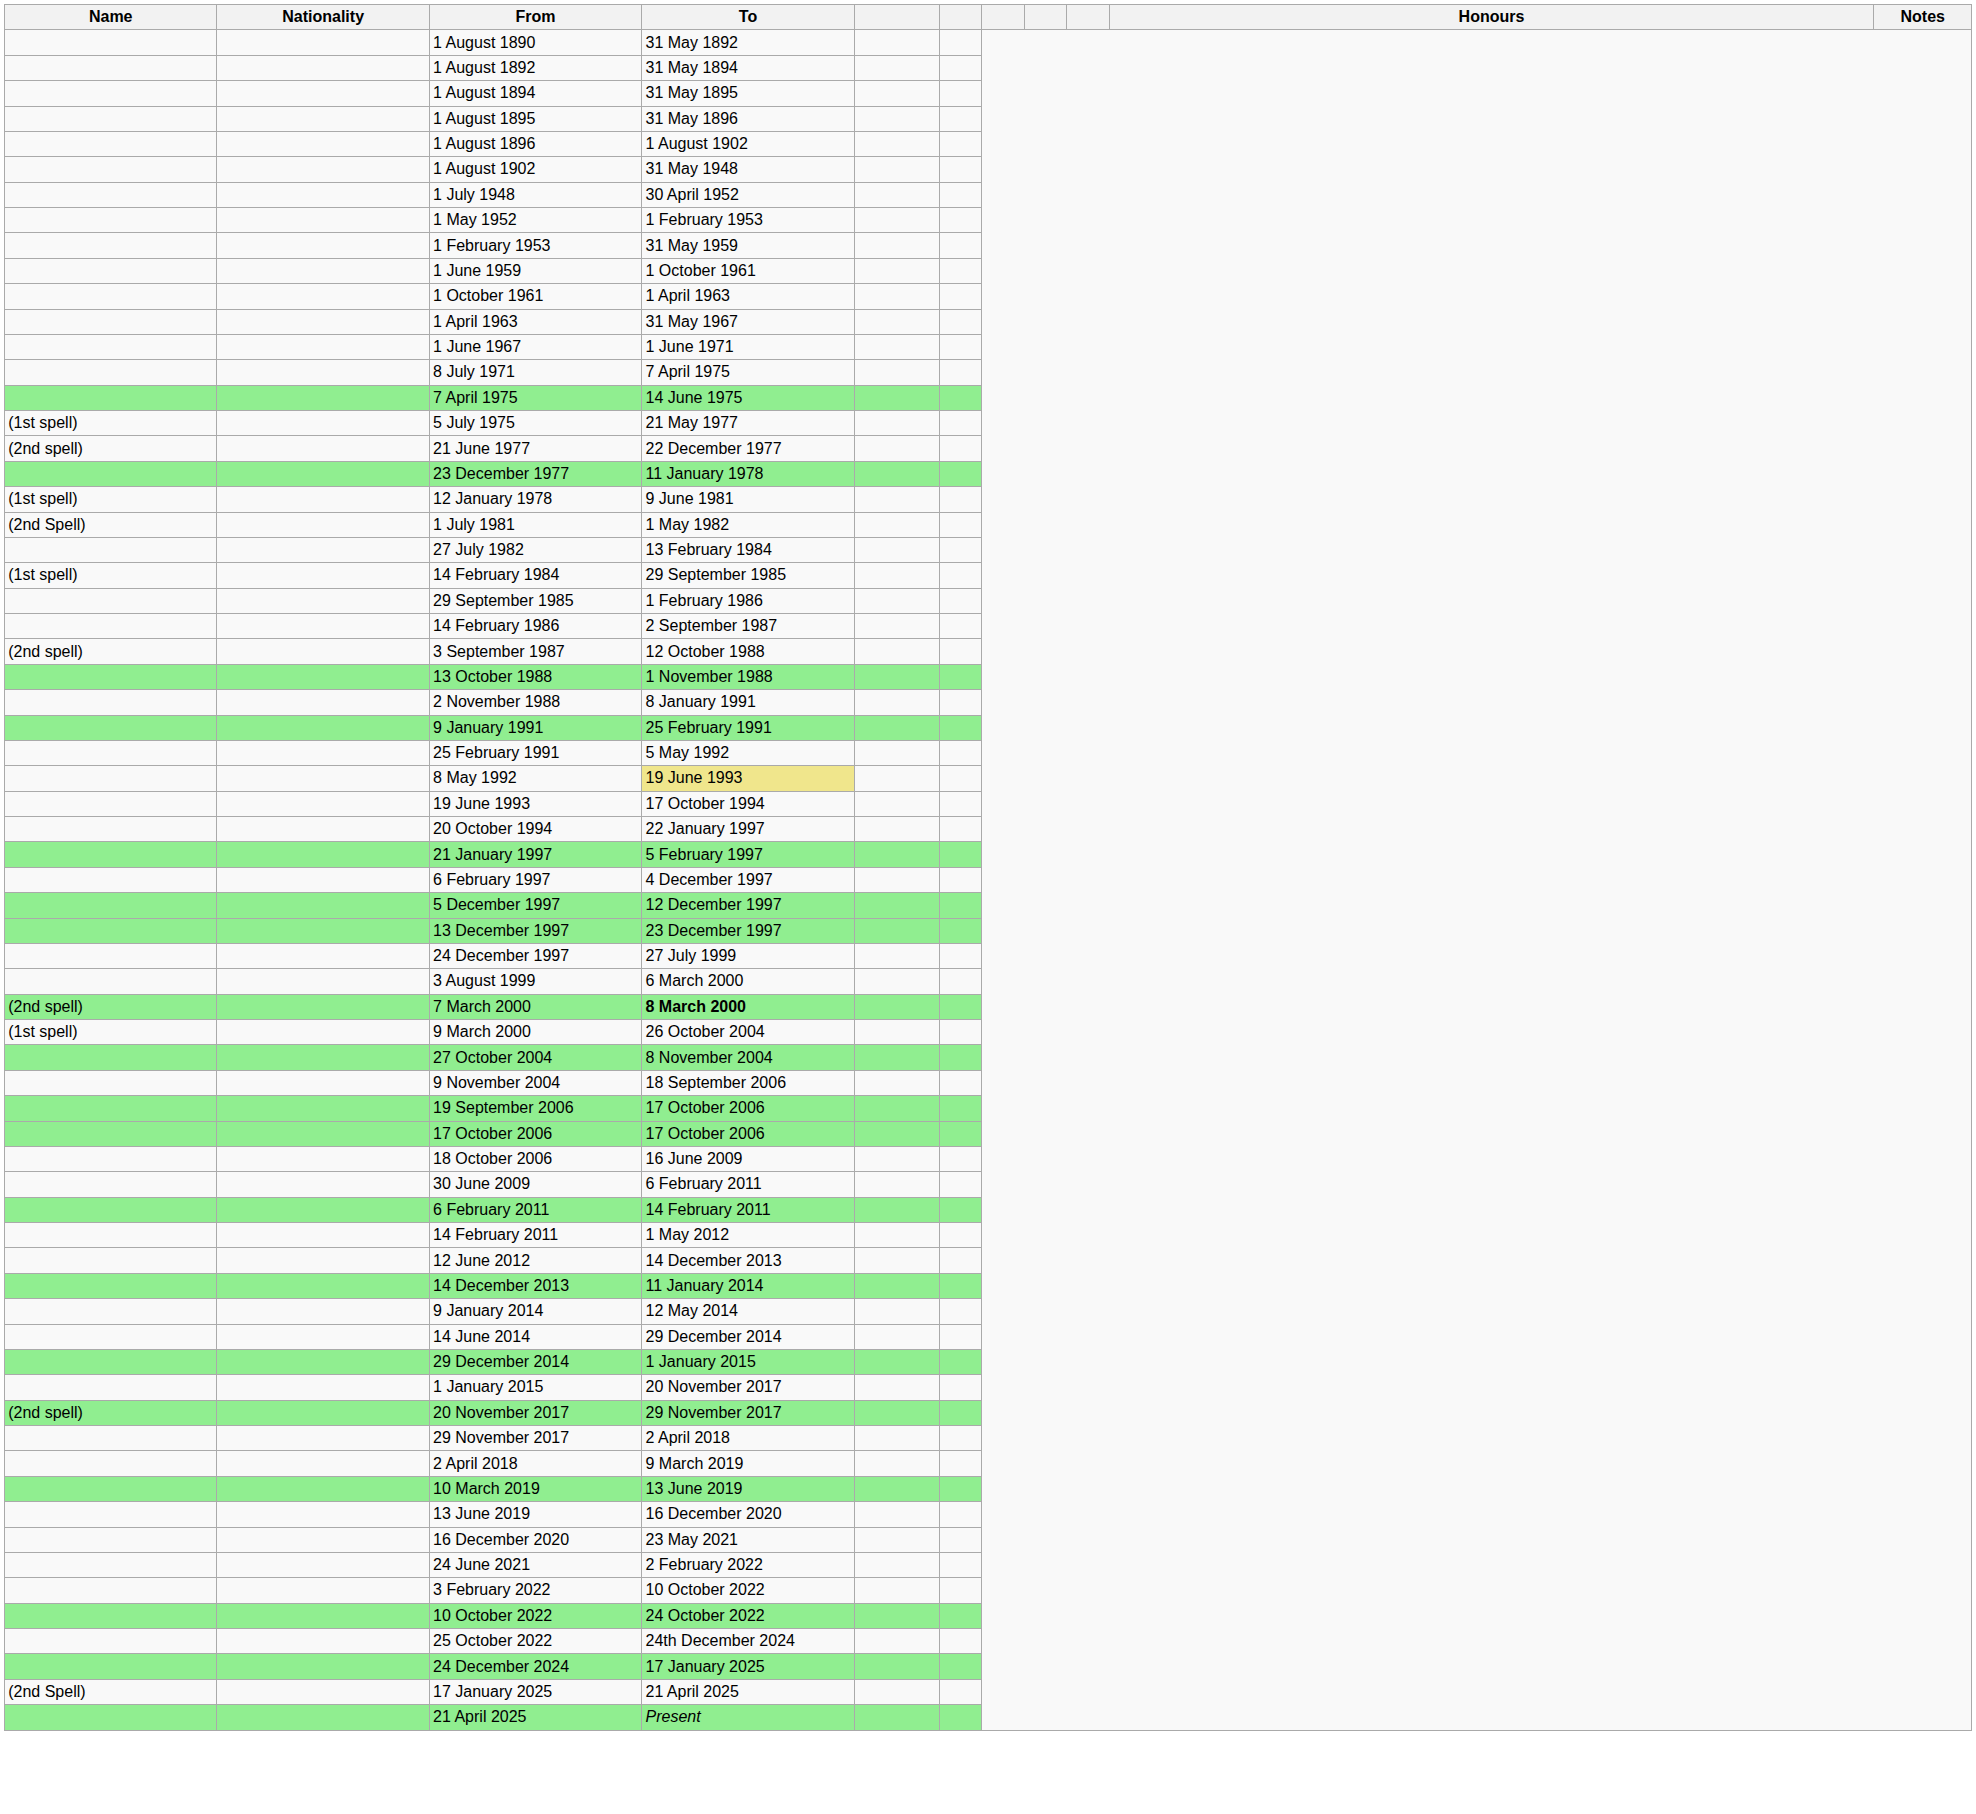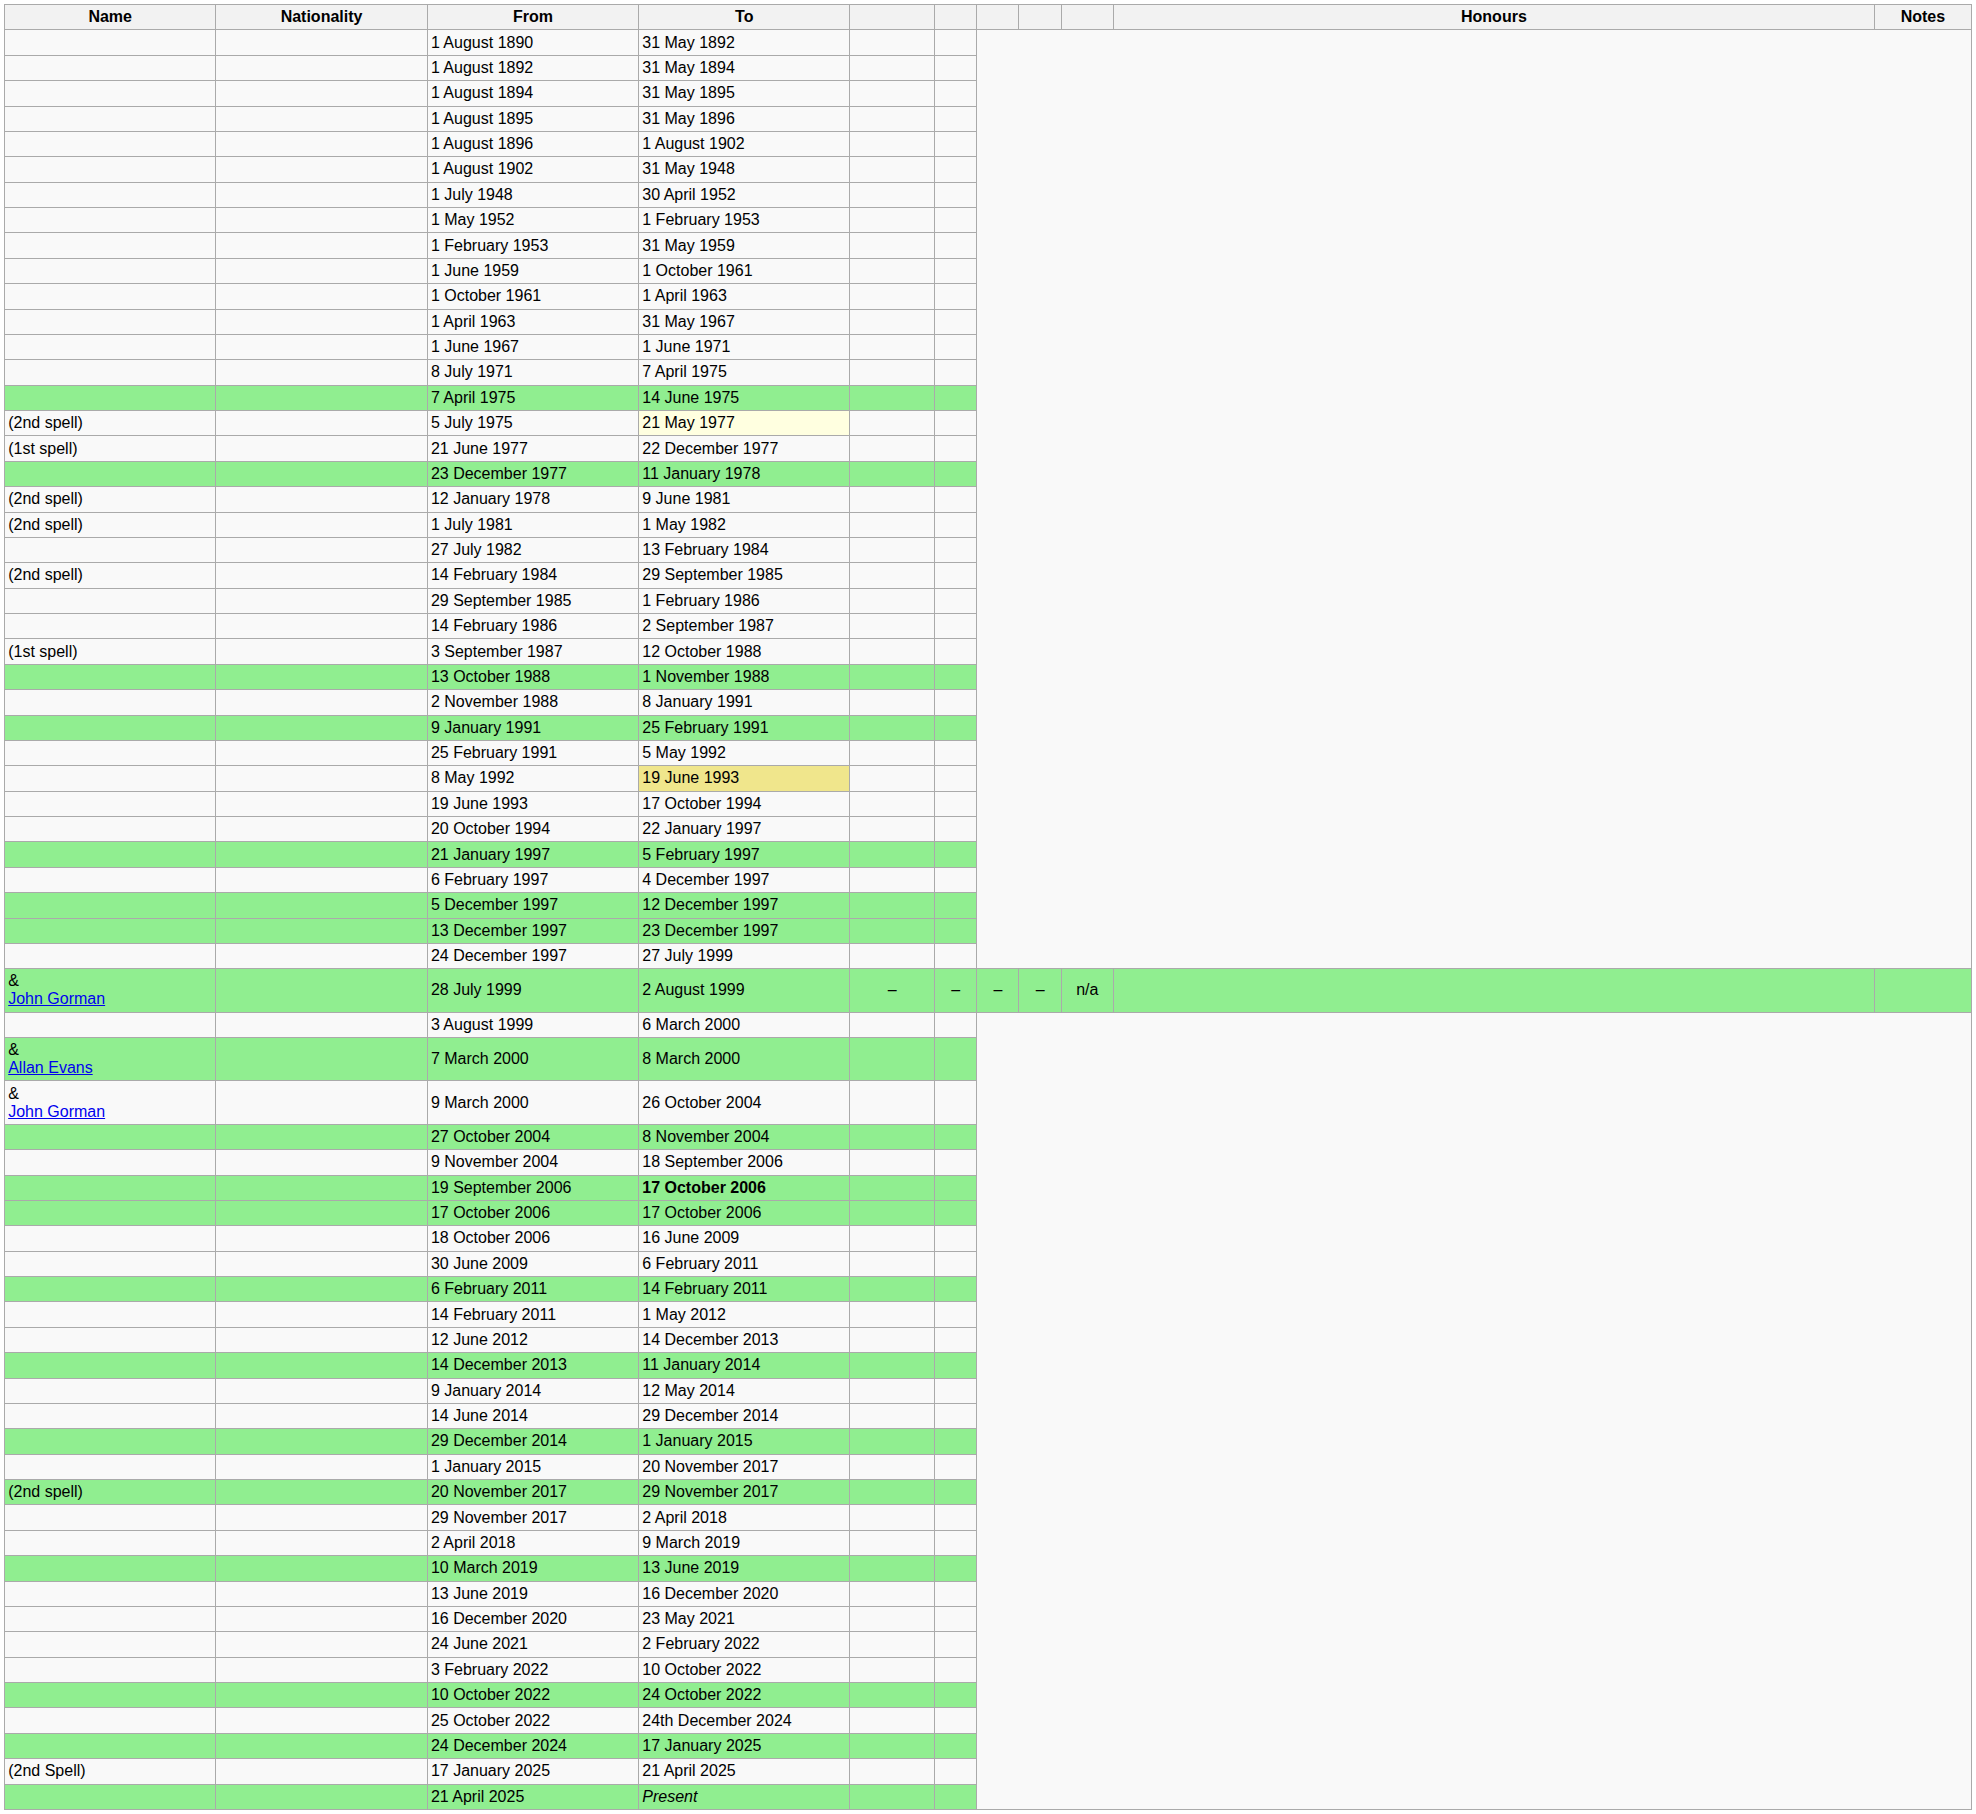(43, 423) (1st spell) -> (46, 423) (2nd spell)
(692, 423) no background -> (689, 423) lightyellow background
(46, 448) (2nd spell) -> (43, 448) (1st spell)
(43, 499) (1st spell) -> (46, 499) (2nd spell)
(47, 524) (2nd Spell) -> (46, 524) (2nd spell)
(43, 575) (1st spell) -> (46, 575) (2nd spell)
(46, 651) (2nd spell) -> (43, 651) (1st spell)
+ row: (476, 990)
(46, 1006) (2nd spell) -> (50, 1059) & Allan Evans
(696, 1006) bold -> (691, 1059) normal
(43, 1032) (1st spell) -> (57, 1102) & John Gorman
(705, 1108) normal -> (704, 1187) bold
